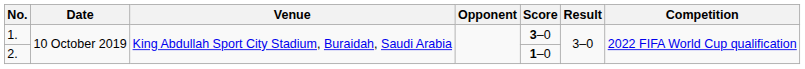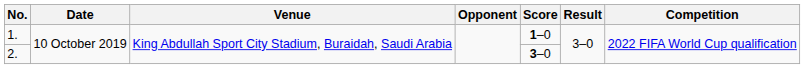(540, 35) 3–0 -> (540, 35) 1–0
(540, 54) 1–0 -> (540, 54) 3–0
